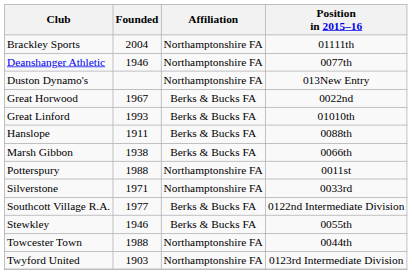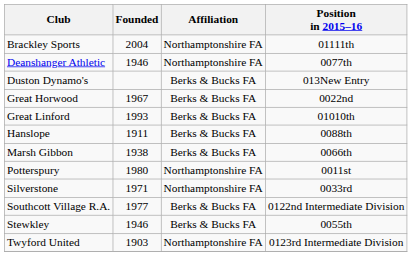(213, 80) Northamptonshire FA -> (213, 80) Berks & Bucks FA
(137, 170) 1988 -> (137, 170) 1980
- row: (44, 242)
